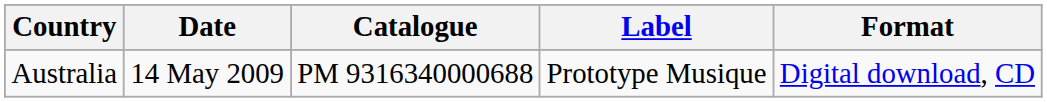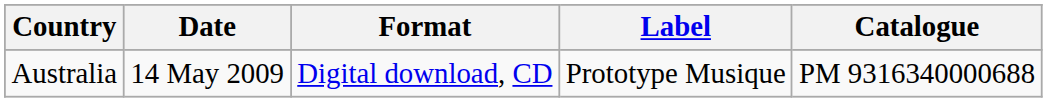columns swapped: (907, 27) <-> (415, 27)
